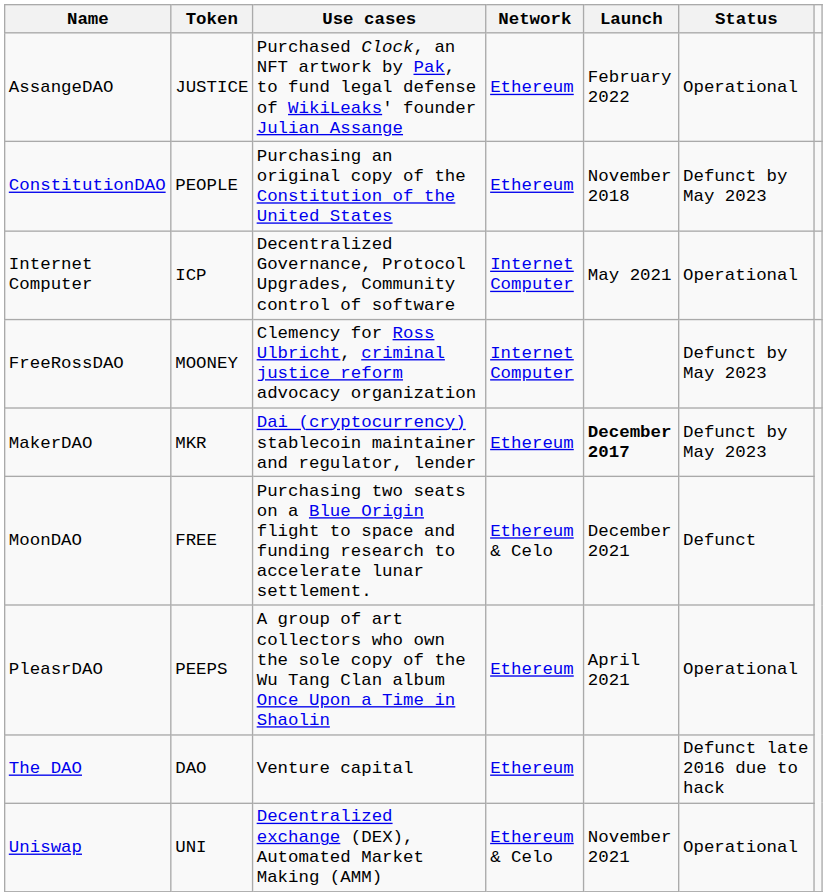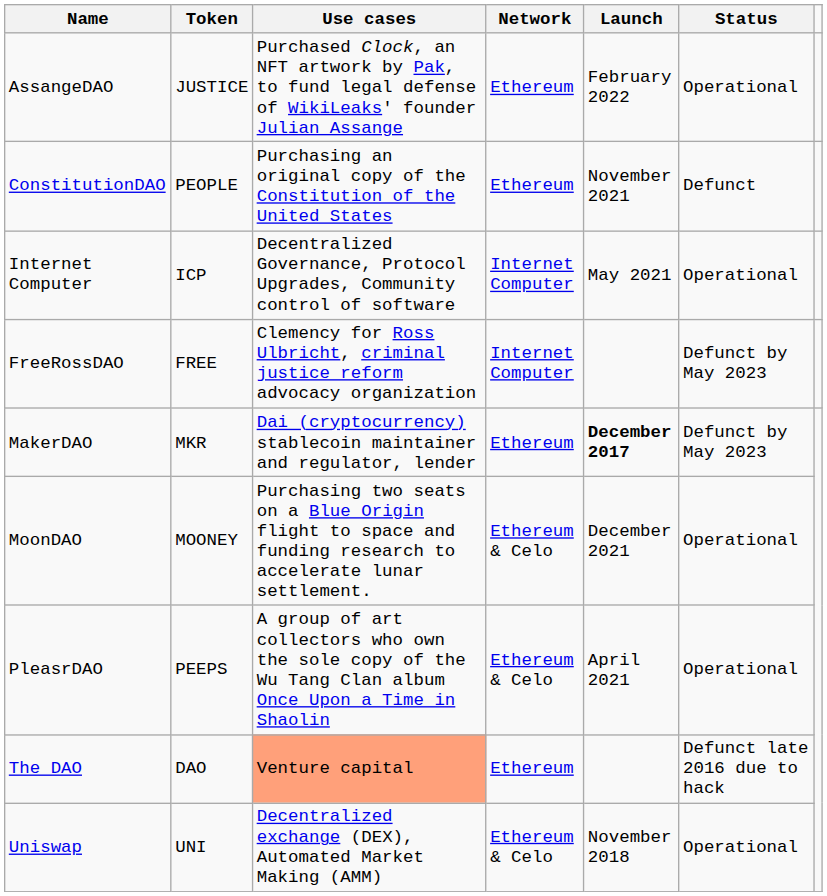(630, 186) November 2018 -> (630, 186) November 2021
(735, 186) Defunct by May 2023 -> (720, 186) Defunct
(207, 364) MOONEY -> (196, 364) FREE
(196, 541) FREE -> (207, 541) MOONEY
(720, 541) Defunct -> (740, 541) Operational
(532, 670) Ethereum -> (532, 670) Ethereum & Celo
(335, 769) no background -> (335, 769) lightsalmon background
(630, 847) November 2021 -> (630, 847) November 2018
